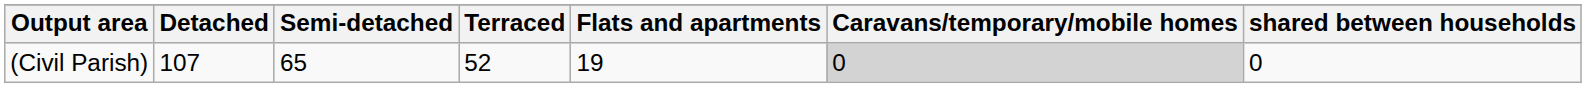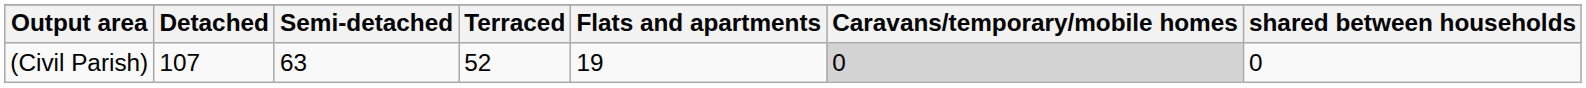(294, 62) 65 -> (294, 62) 63
